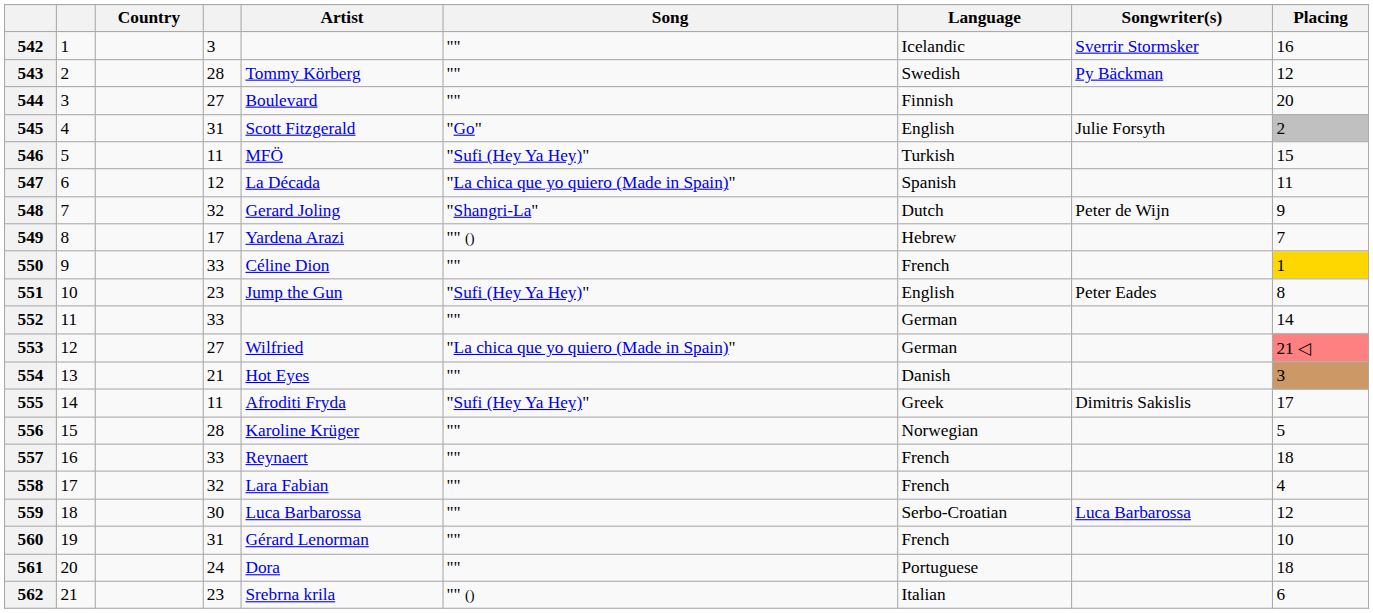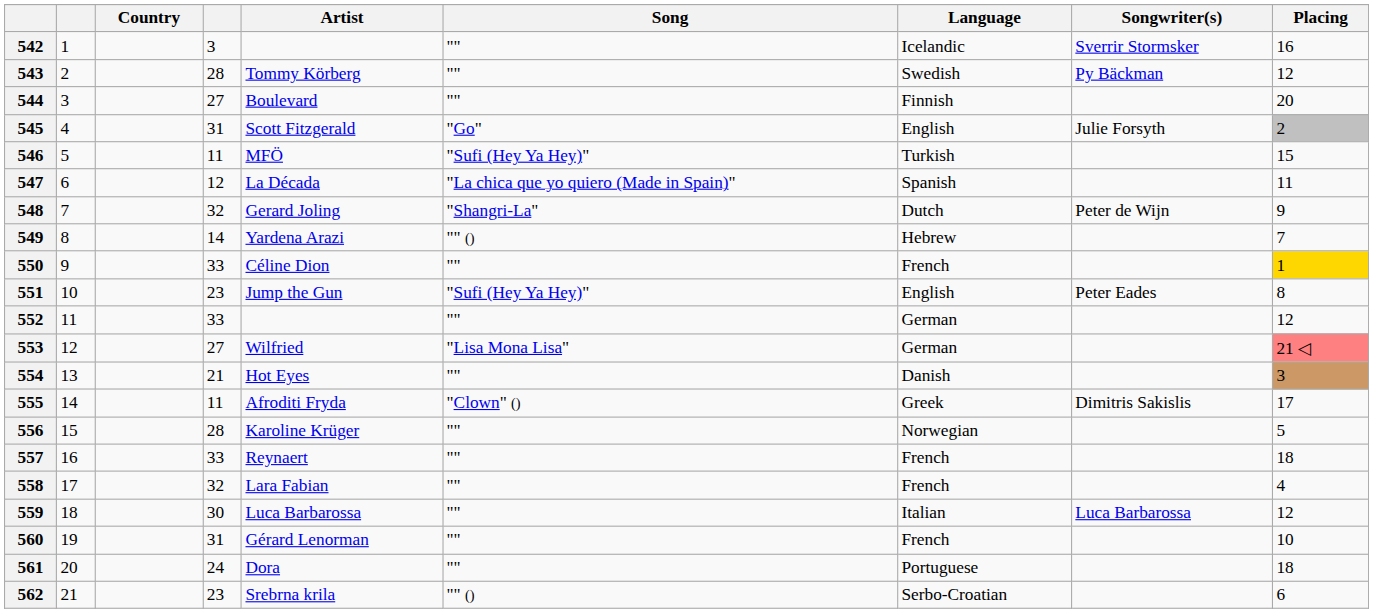(215, 237) 17 -> (215, 237) 14
(1285, 319) 14 -> (1285, 319) 12
(591, 347) "La chica que yo quiero (Made in Spain)" -> (508, 347) "Lisa Mona Lisa"
(518, 402) "Sufi (Hey Ya Hey)" -> (484, 402) "Clown" ()
(954, 512) Serbo-Croatian -> (924, 512) Italian
(924, 594) Italian -> (954, 594) Serbo-Croatian
